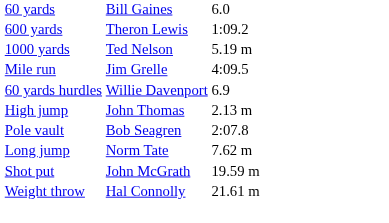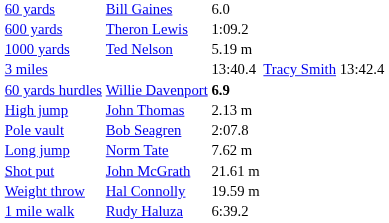- row: (30, 69)
+ row: (26, 69)
(221, 90) normal -> (221, 90) bold
(236, 171) 19.59 m -> (236, 171) 21.61 m
(236, 191) 21.61 m -> (236, 191) 19.59 m
+ row: (40, 211)
